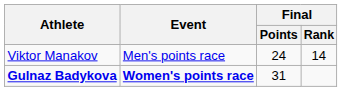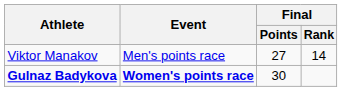(279, 55) 24 -> (279, 55) 27
(279, 76) 31 -> (279, 76) 30
